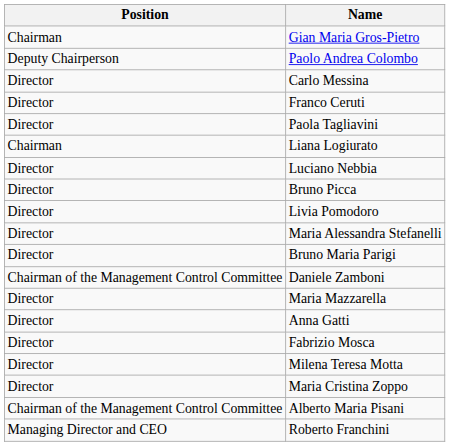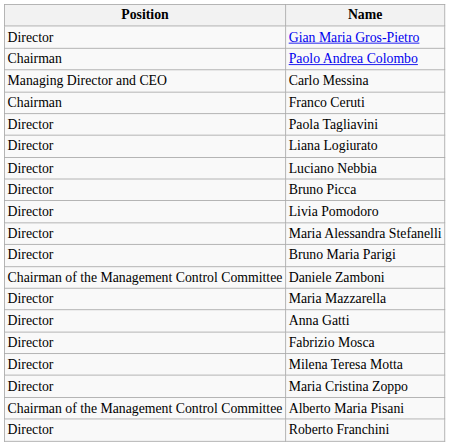(35, 37) Chairman -> (31, 37) Director
(63, 59) Deputy Chairperson -> (35, 59) Chairman
(31, 80) Director -> (87, 80) Managing Director and CEO
(31, 102) Director -> (35, 102) Chairman
(35, 146) Chairman -> (31, 146) Director
(87, 430) Managing Director and CEO -> (31, 430) Director
